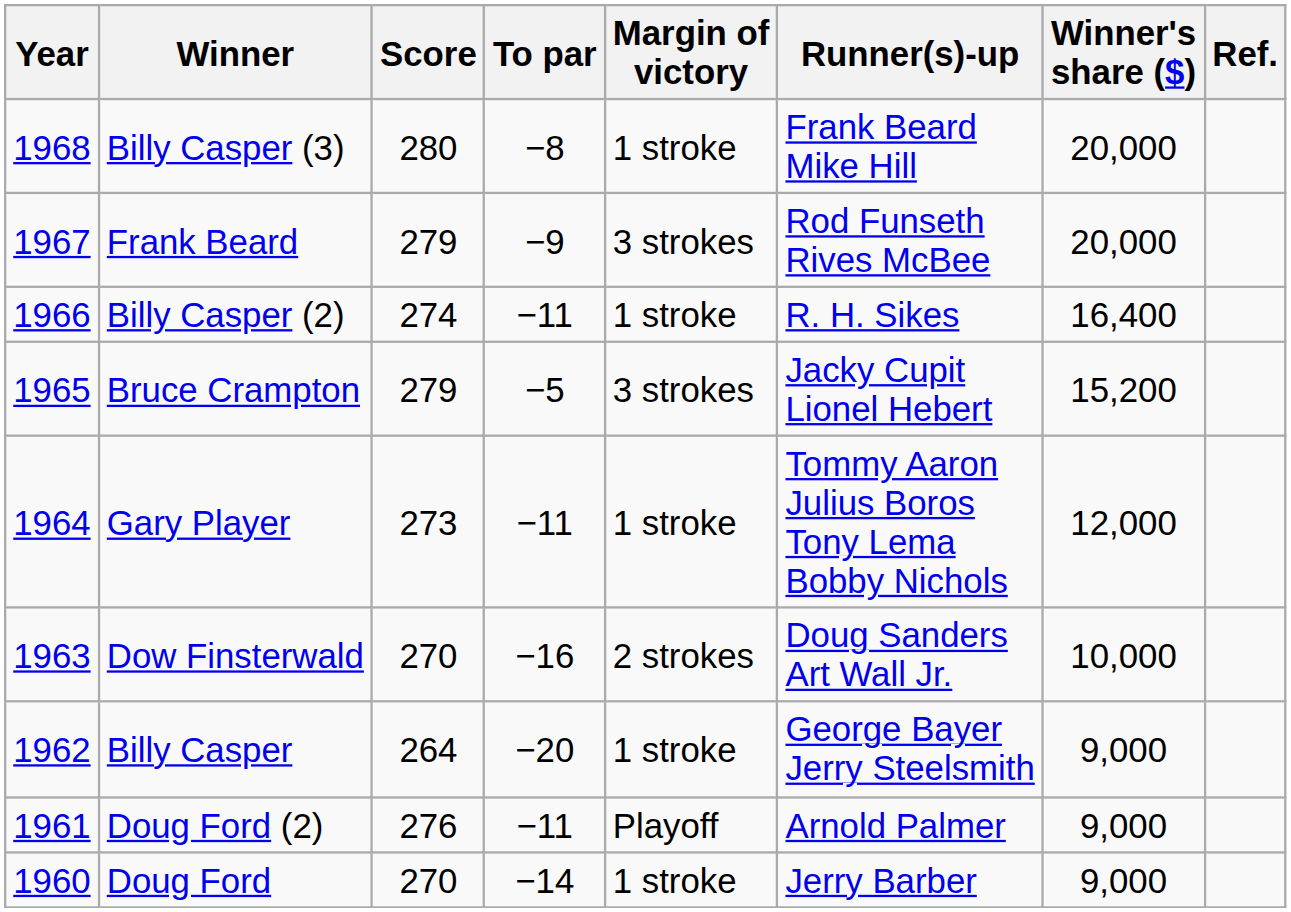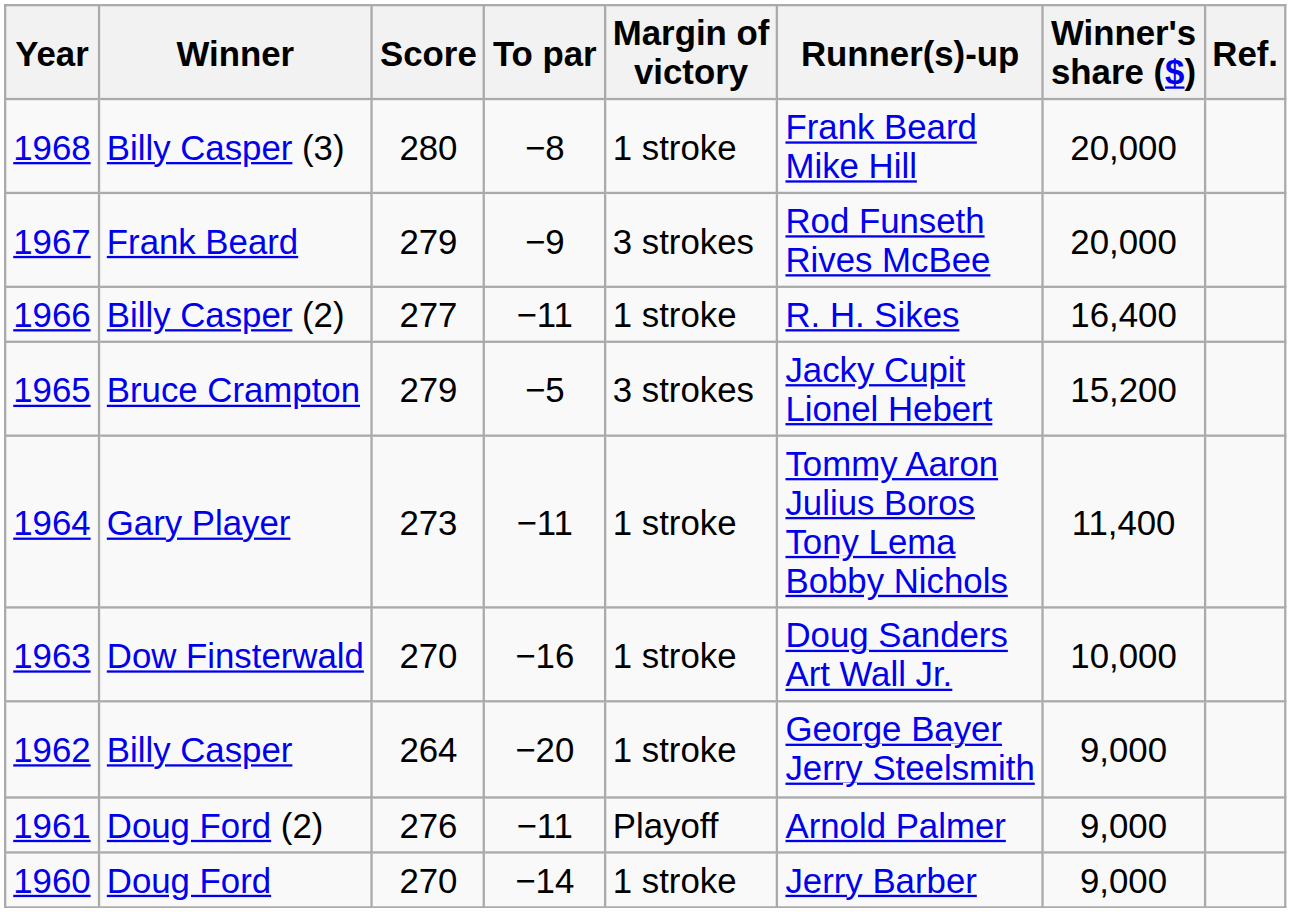(428, 315) 274 -> (428, 315) 277
(1124, 523) 12,000 -> (1124, 523) 11,400
(683, 655) 2 strokes -> (675, 655) 1 stroke
